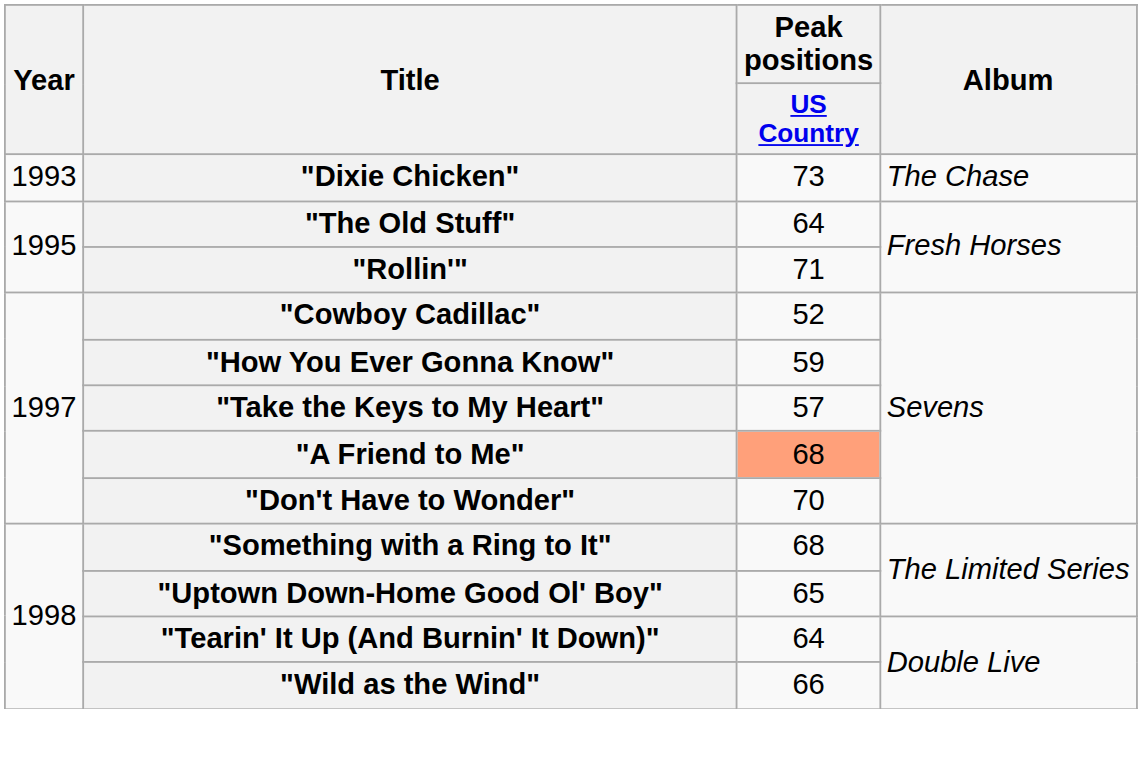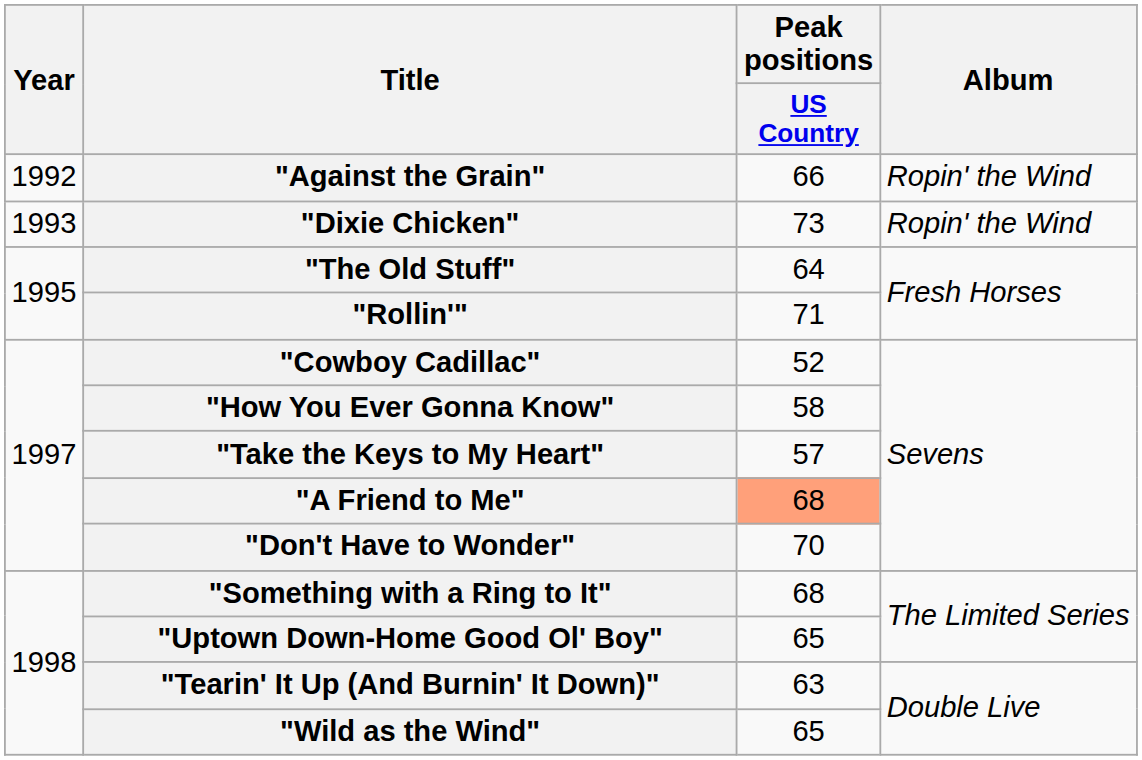+ row: (410, 177)
(958, 177) The Chase -> (989, 223) Ropin' the Wind
(809, 361) 59 -> (809, 407) 58
(809, 638) 64 -> (809, 685) 63
(809, 685) 66 -> (809, 731) 65
